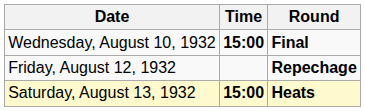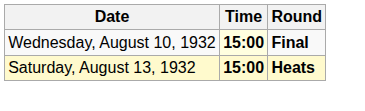(244, 42) no background -> (244, 42) lightyellow background
- row: (92, 67)
